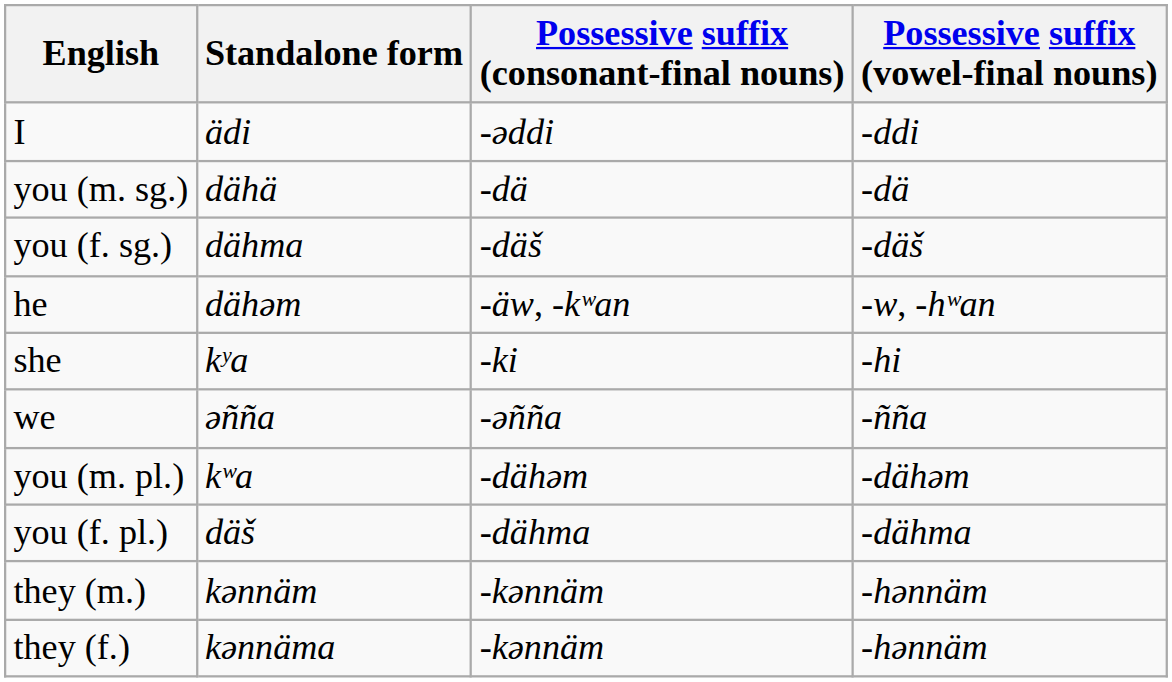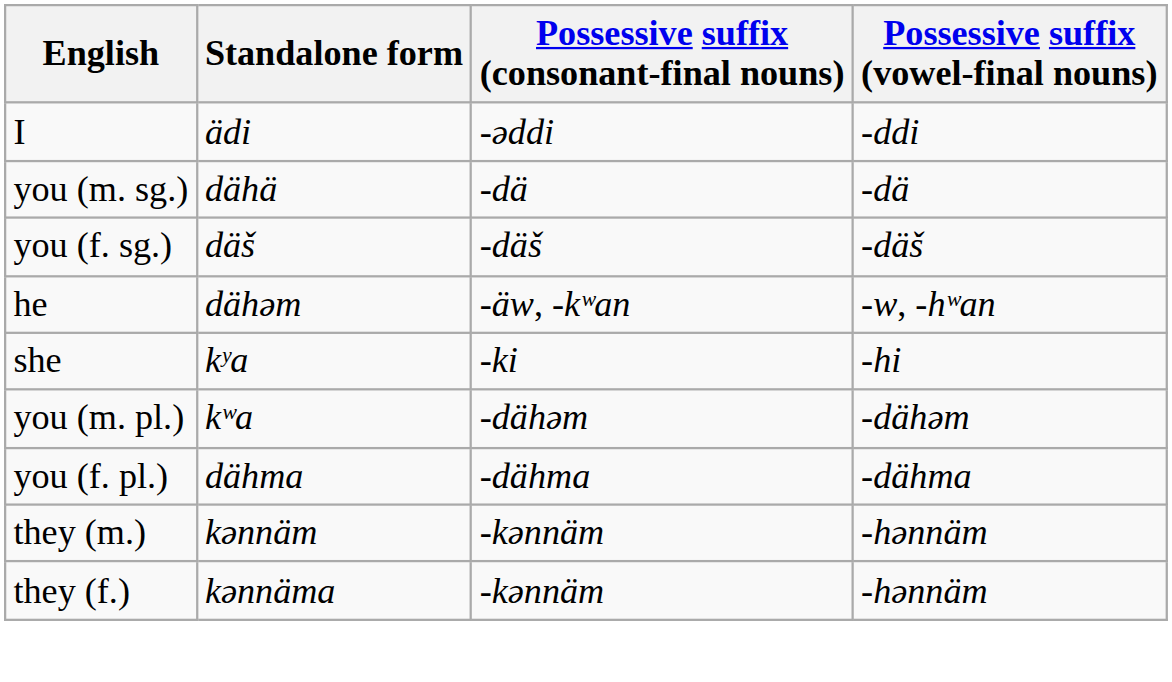(254, 245) dähma -> (230, 245) däš
- row: (35, 417)
(230, 532) däš -> (254, 475) dähma
